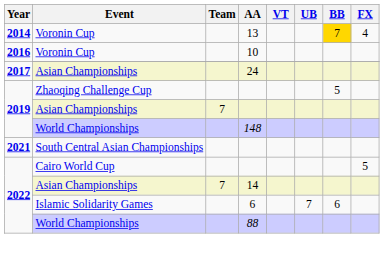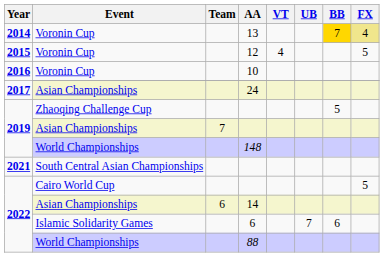(365, 33) no background -> (365, 33) khaki background
+ row: (65, 52)
(222, 185) 7 -> (222, 204) 6
